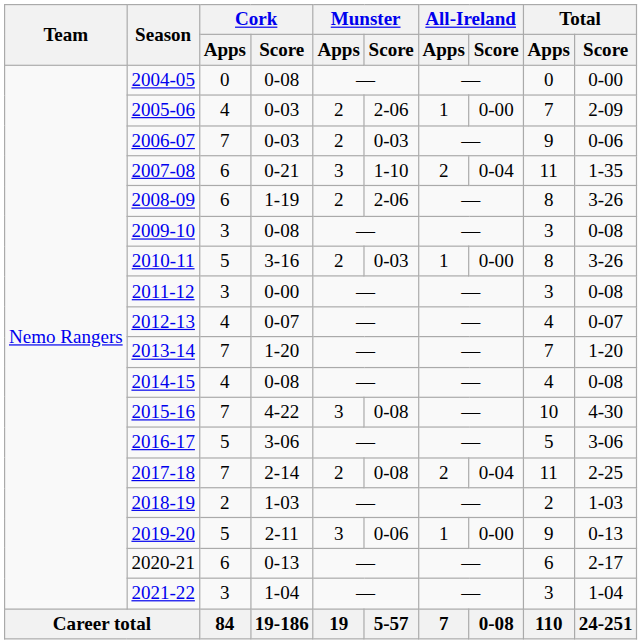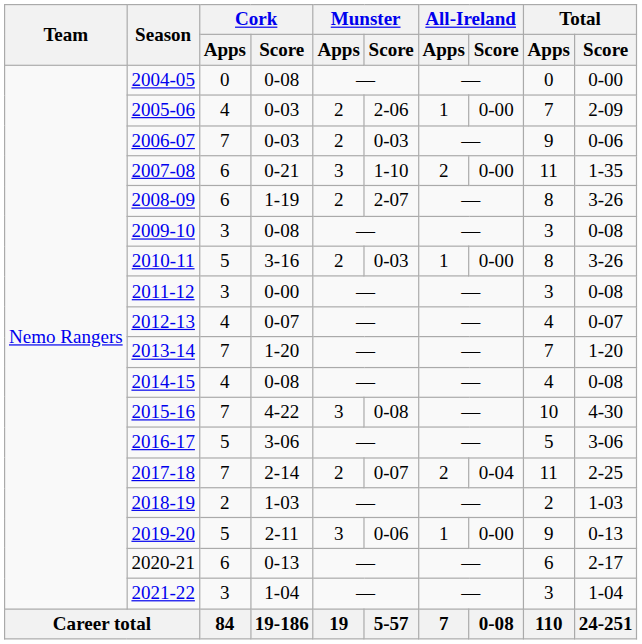(496, 170) 0-04 -> (496, 170) 0-00
(391, 200) 2-06 -> (391, 200) 2-07
(391, 472) 0-08 -> (391, 472) 0-07
